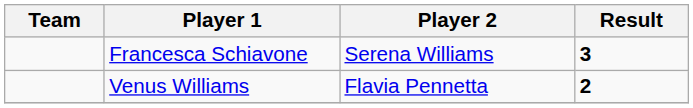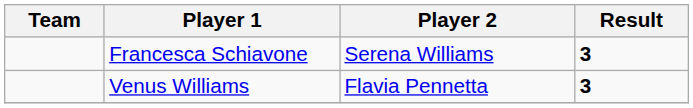(585, 86) 2 -> (585, 86) 3
